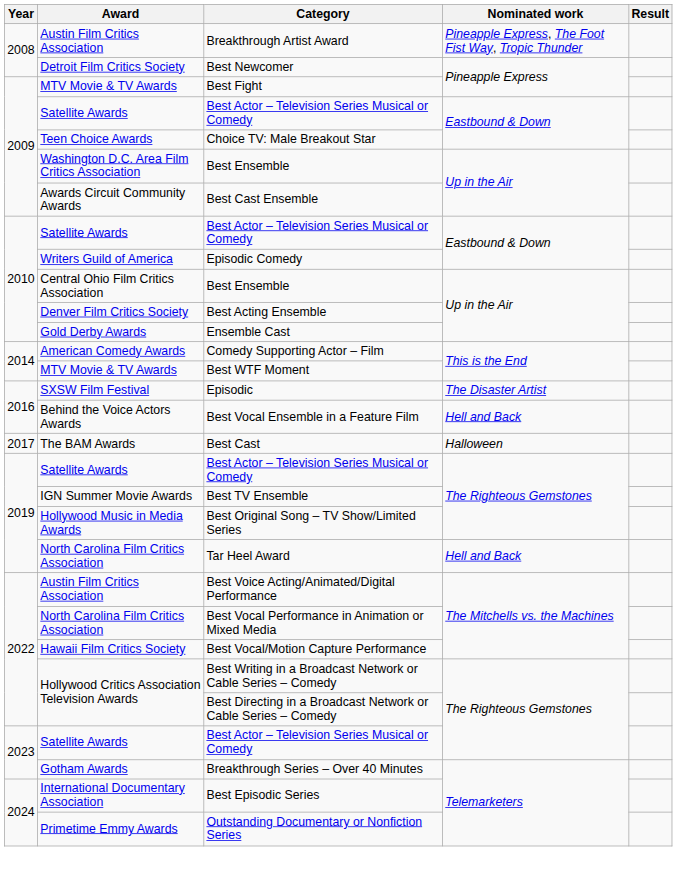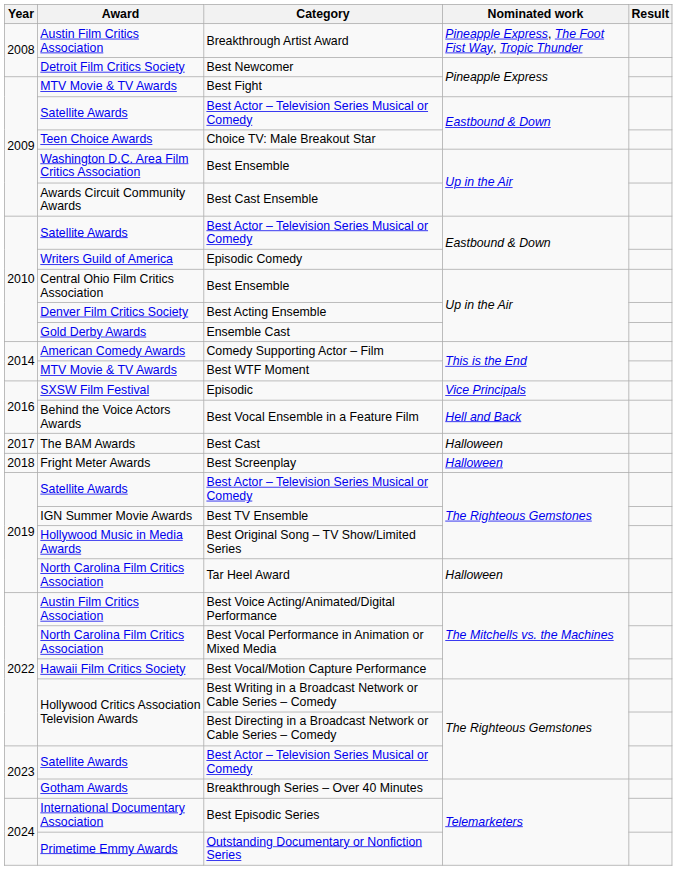(496, 390) The Disaster Artist -> (486, 390) Vice Principals
+ row: (21, 462)
(483, 556) Hell and Back -> (474, 575) Halloween
